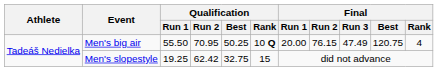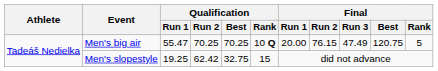(175, 43) 55.50 -> (175, 43) 55.47
(206, 43) 70.95 -> (206, 43) 70.25
(236, 43) 50.25 -> (236, 43) 70.25
(419, 43) 4 -> (419, 43) 5
